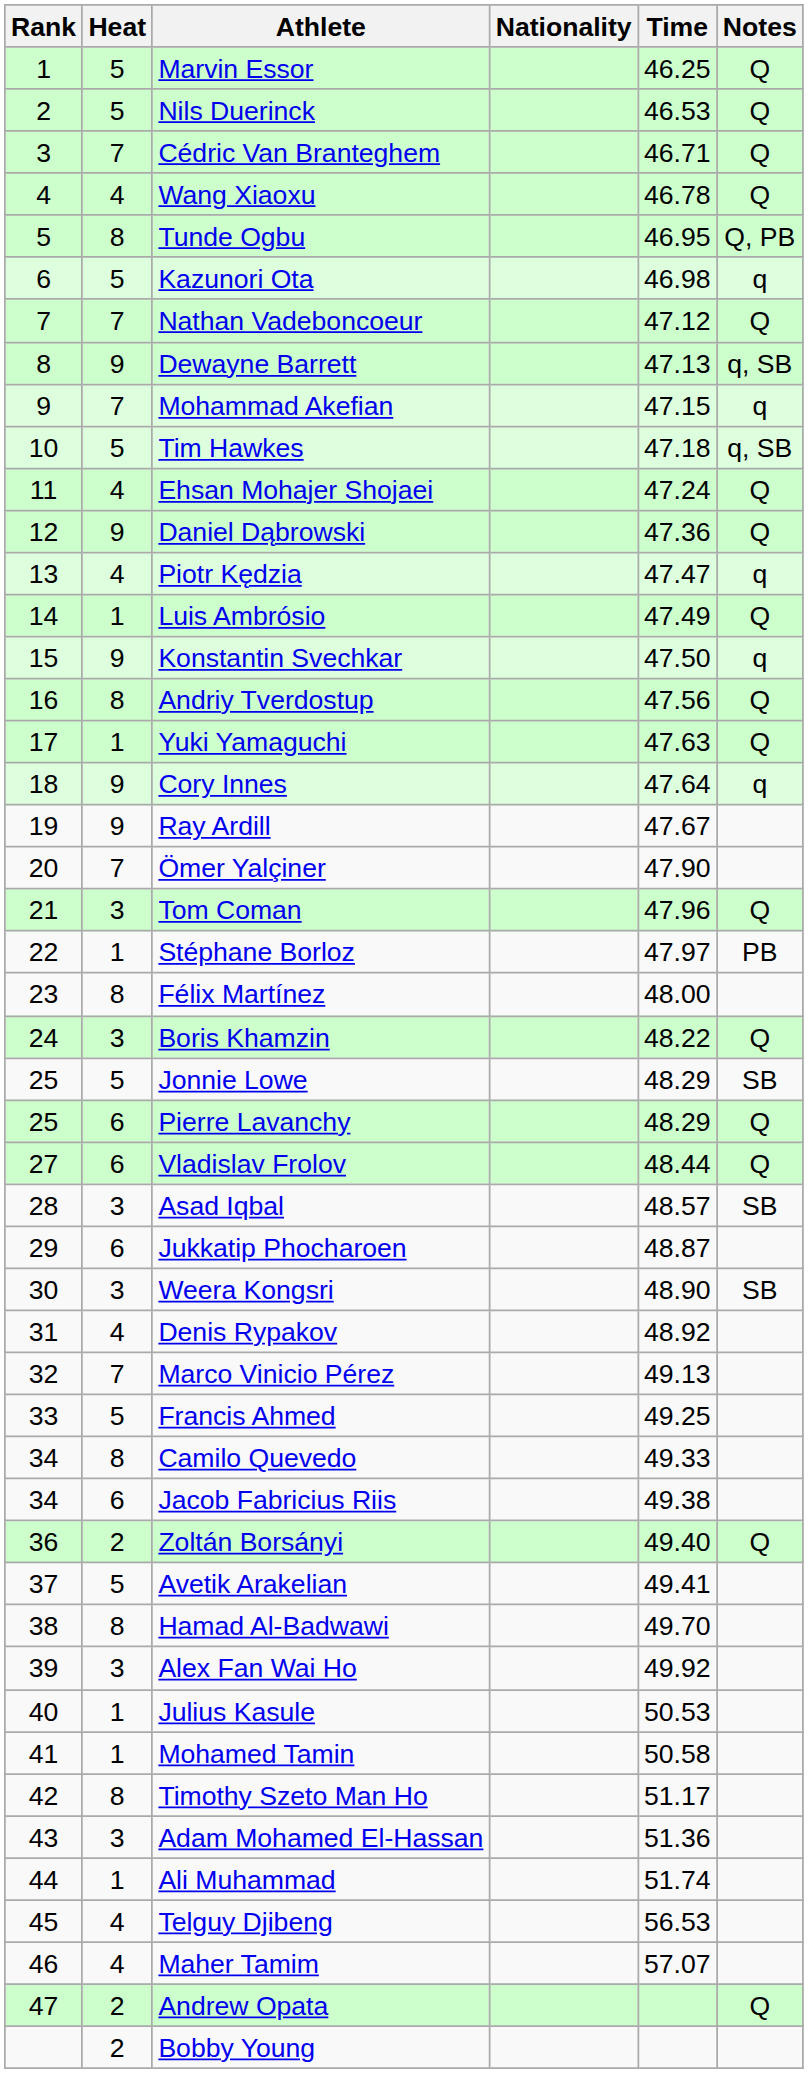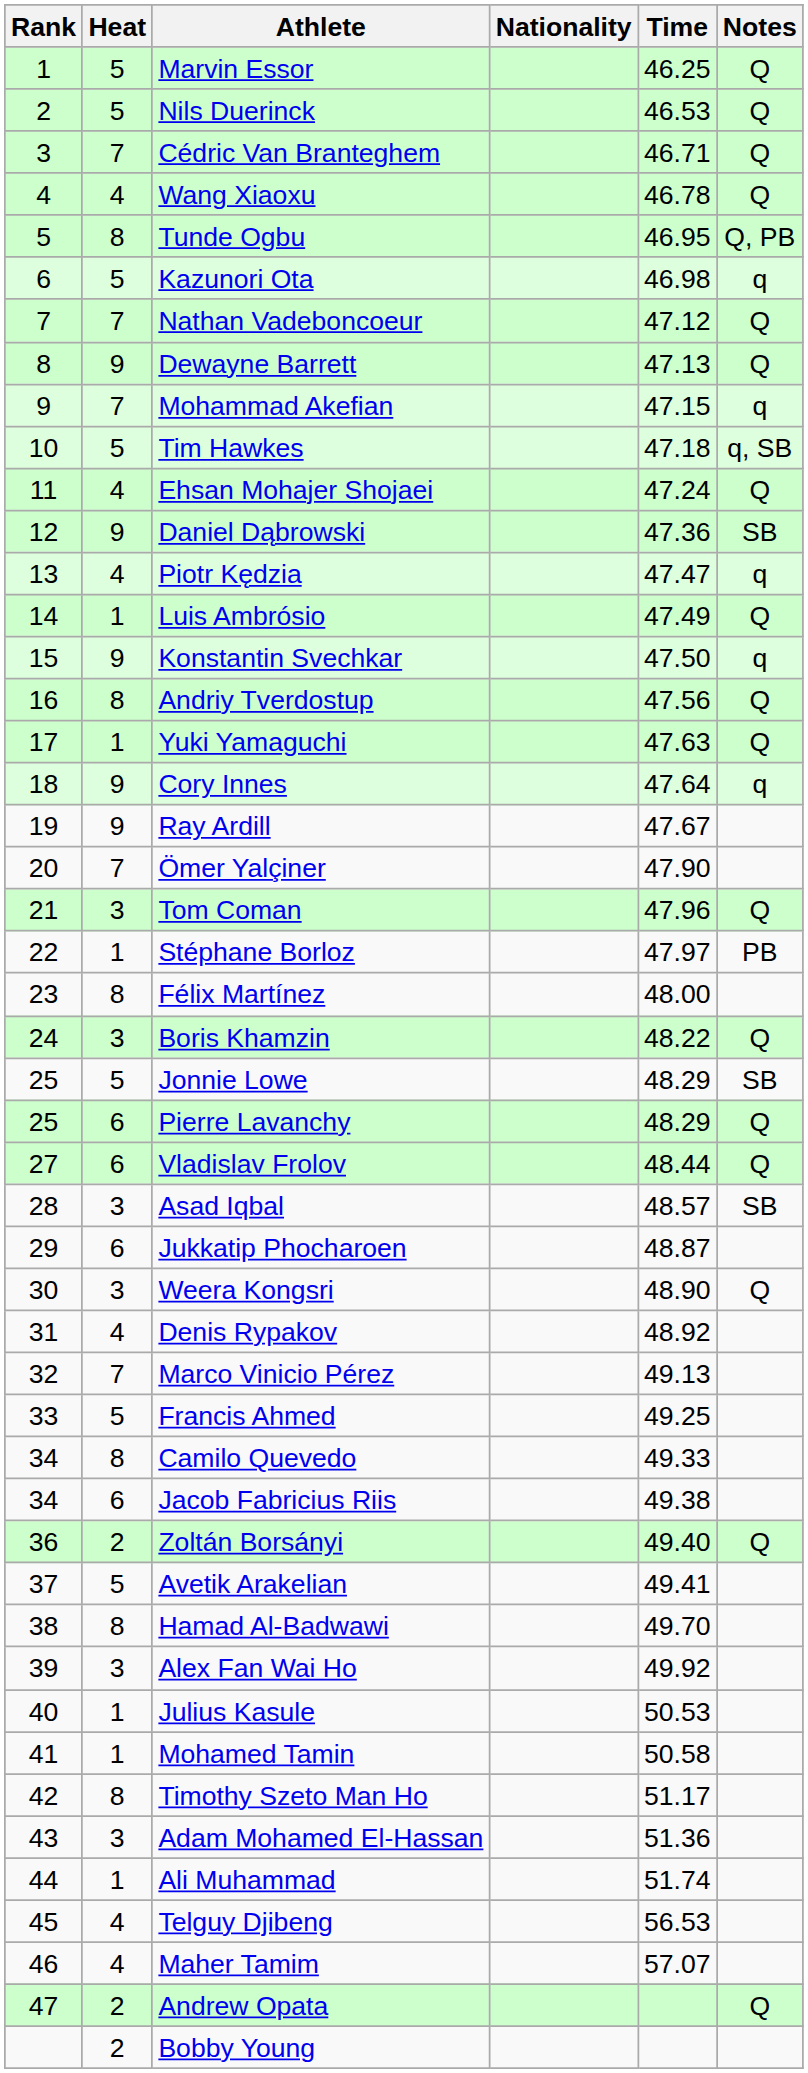(760, 363) q, SB -> (760, 363) Q
(760, 531) Q -> (760, 531) SB
(760, 1289) SB -> (760, 1289) Q
